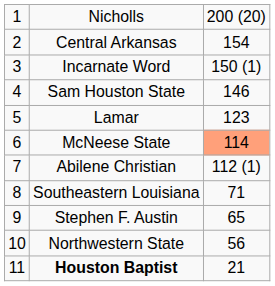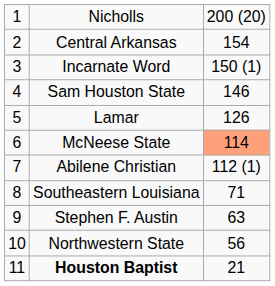(236, 117) 123 -> (236, 117) 126
(236, 218) 65 -> (236, 218) 63
